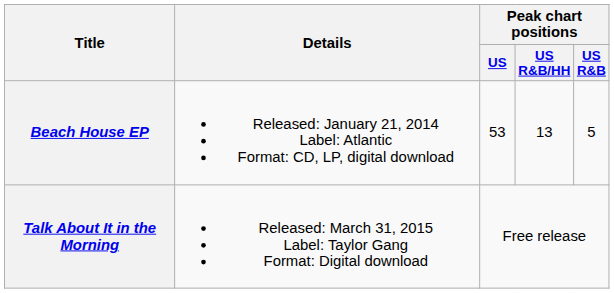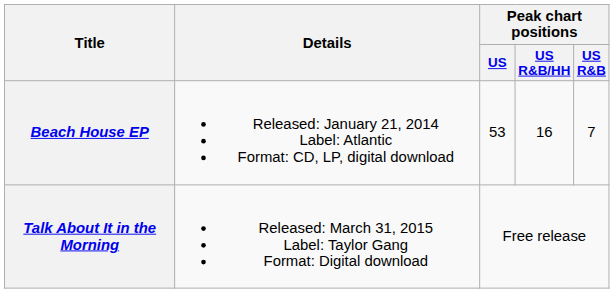(544, 132) 13 -> (544, 132) 16
(591, 132) 5 -> (591, 132) 7
